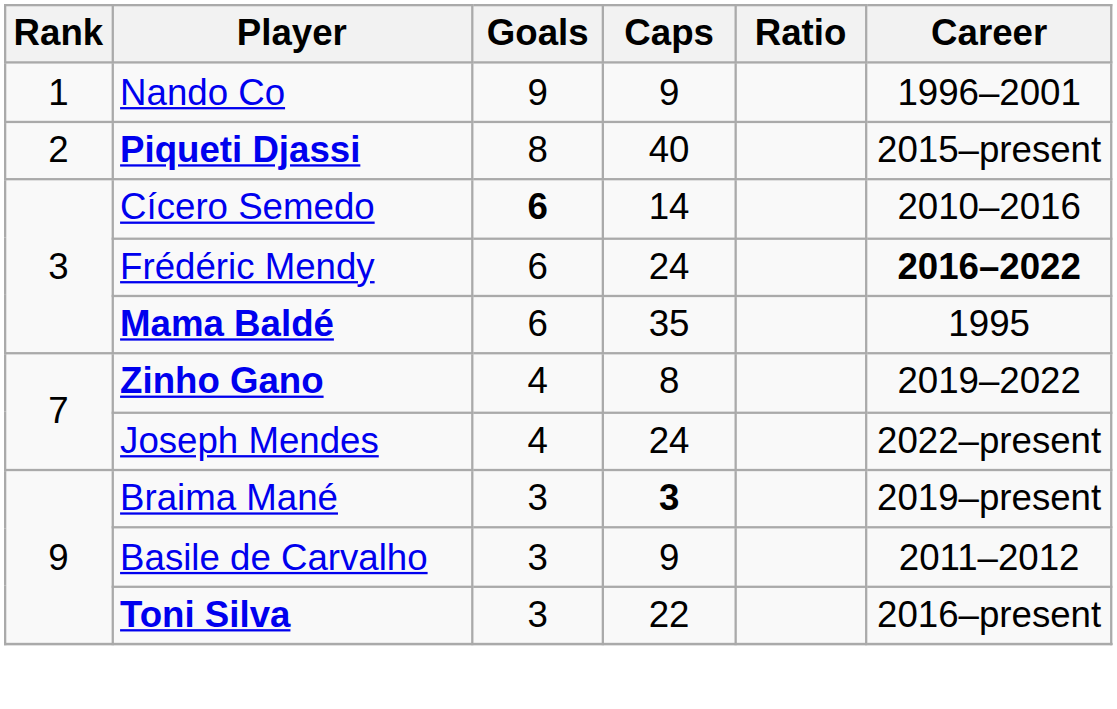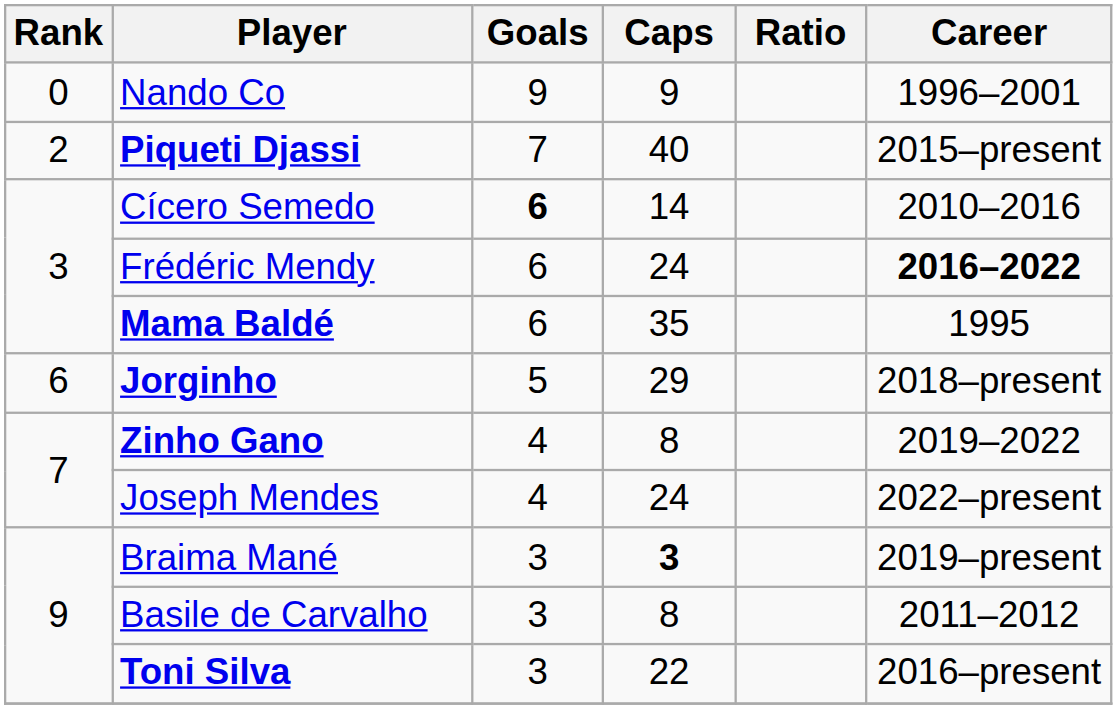(58, 91) 1 -> (58, 91) 0
(538, 149) 8 -> (538, 149) 7
+ row: (198, 382)
(669, 556) 9 -> (669, 614) 8
